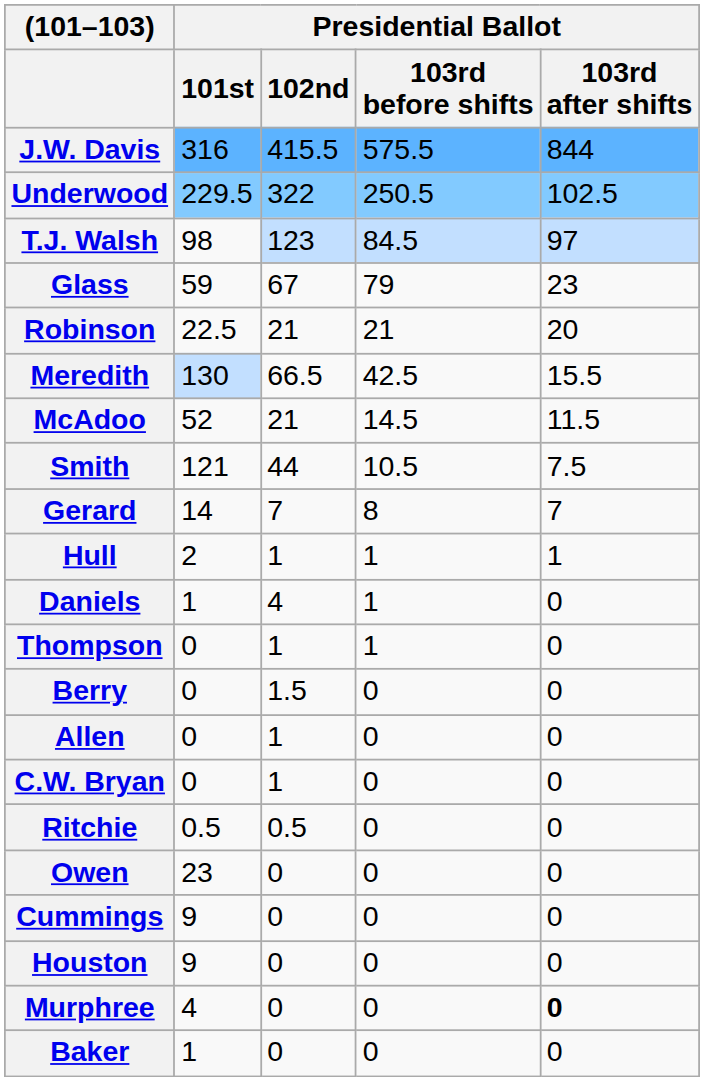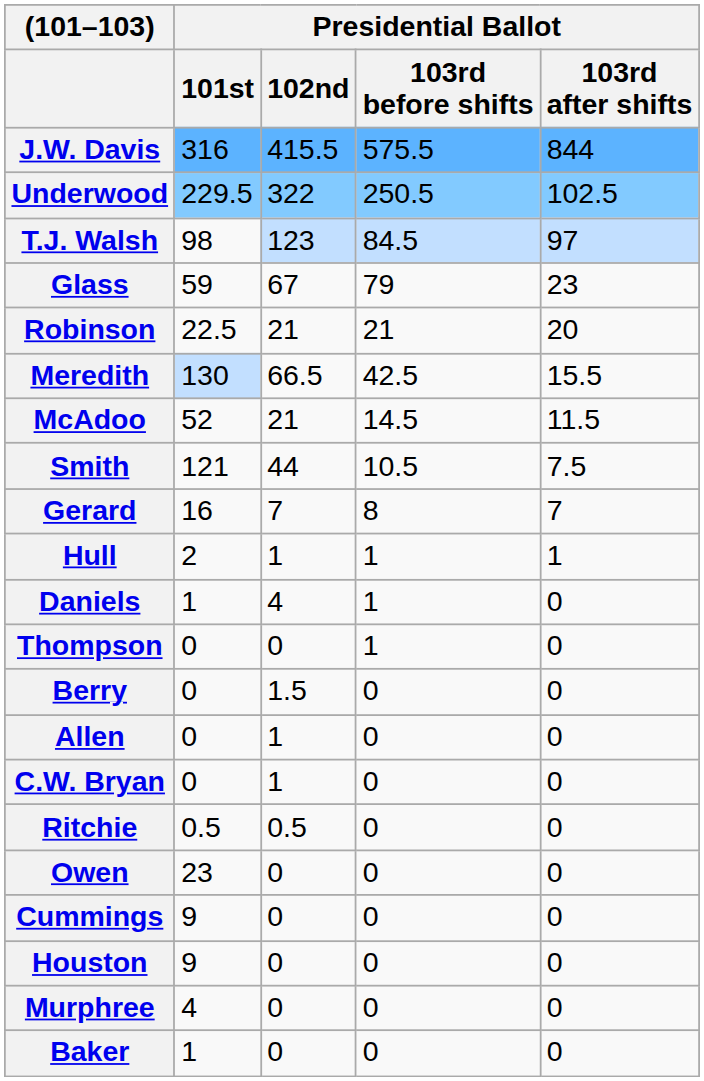(197, 510) 14 -> (197, 510) 16
(275, 646) 1 -> (275, 646) 0
(555, 1007) bold -> (555, 1007) normal
